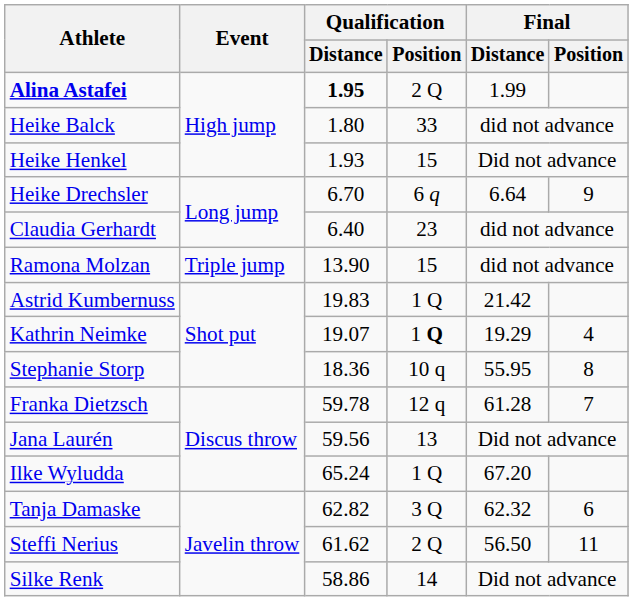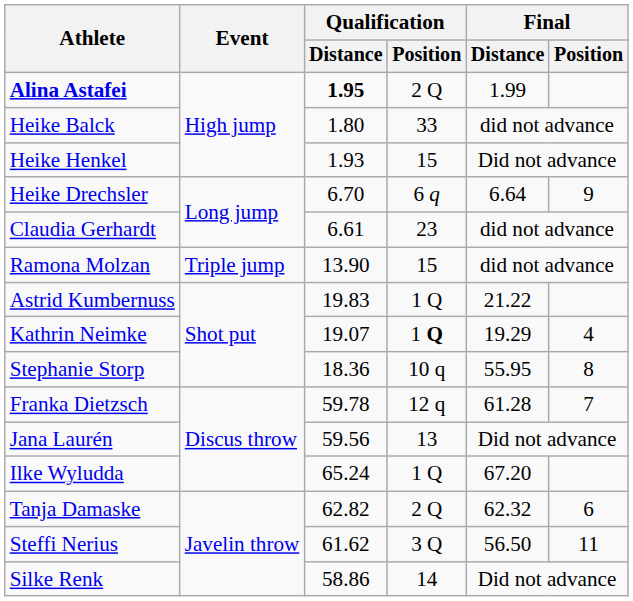(346, 229) 6.40 -> (346, 229) 6.61
(508, 299) 21.42 -> (508, 299) 21.22
(427, 509) 3 Q -> (427, 509) 2 Q
(427, 544) 2 Q -> (427, 544) 3 Q
